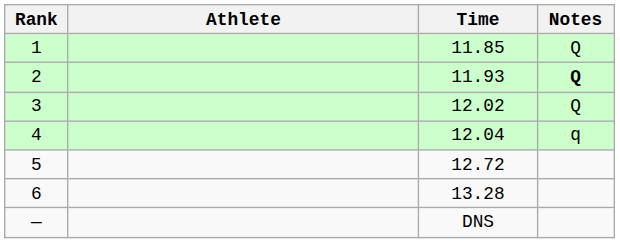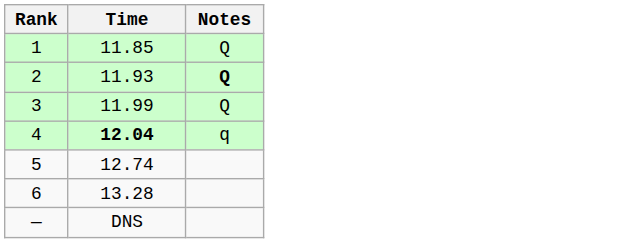- column: (243, 19)
(478, 106) 12.02 -> (127, 106) 11.99
(478, 135) normal -> (127, 135) bold
(478, 164) 12.72 -> (127, 164) 12.74
